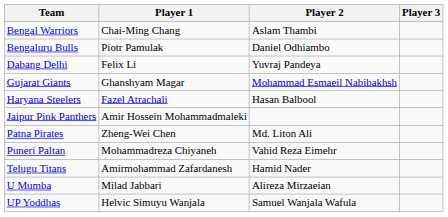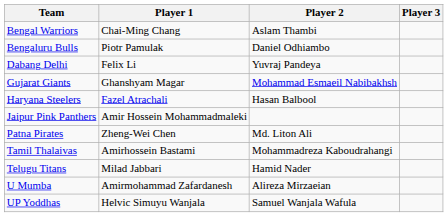- row: (36, 151)
+ row: (42, 151)
(167, 168) Amirmohammad Zafardanesh -> (131, 168) Milad Jabbari
(131, 185) Milad Jabbari -> (167, 185) Amirmohammad Zafardanesh
